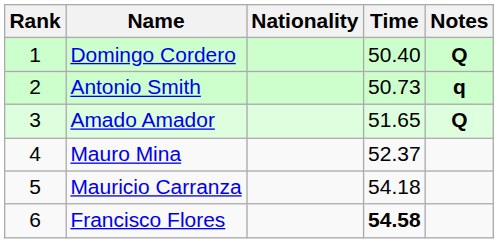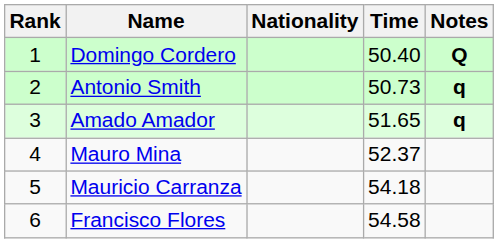(459, 120) Q -> (459, 120) q
(394, 220) bold -> (394, 220) normal
